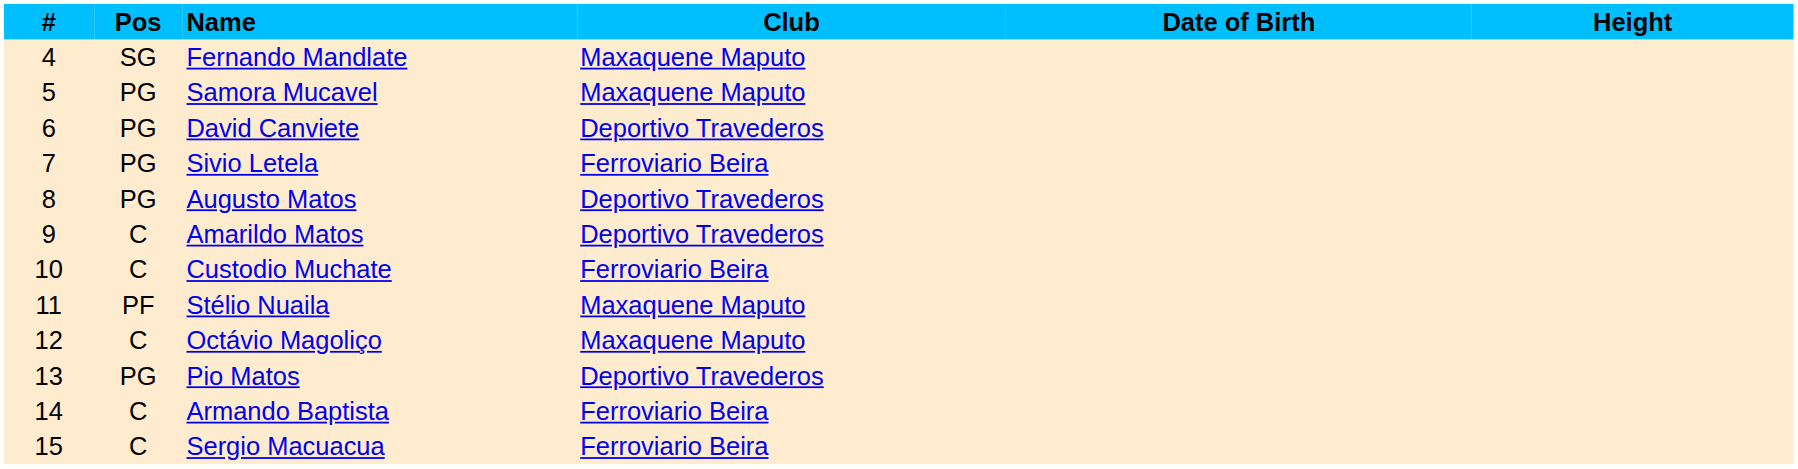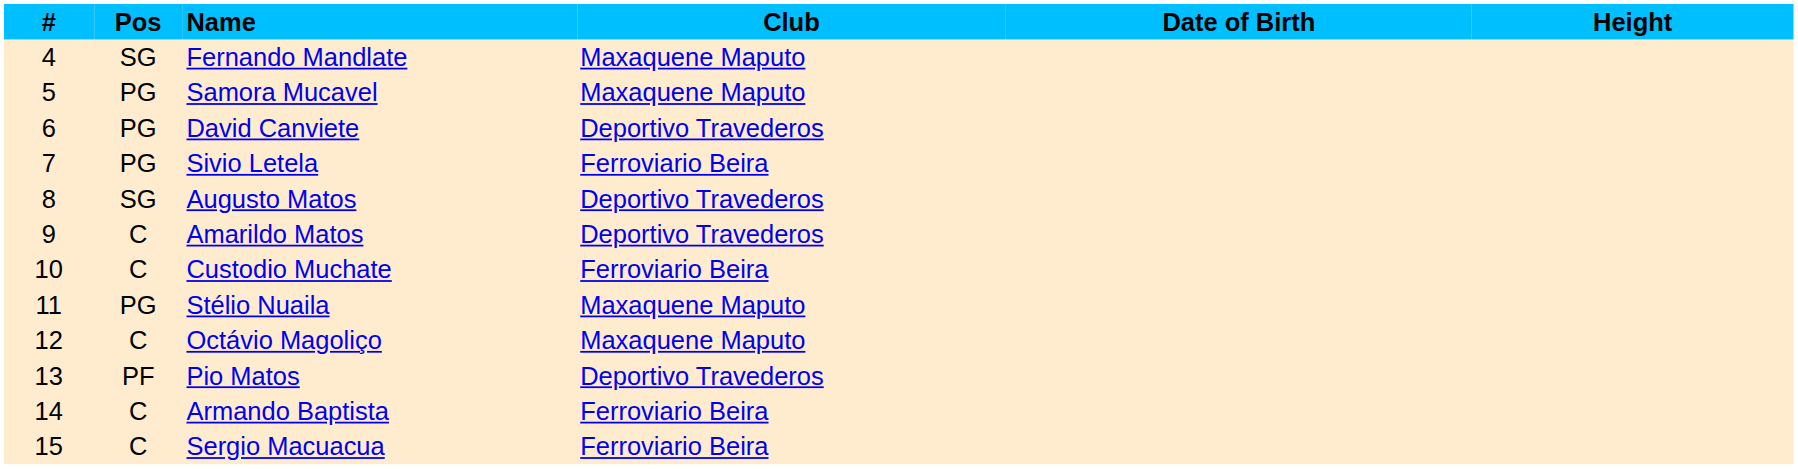(138, 199) PG -> (138, 199) SG
(138, 305) PF -> (138, 305) PG
(138, 376) PG -> (138, 376) PF
